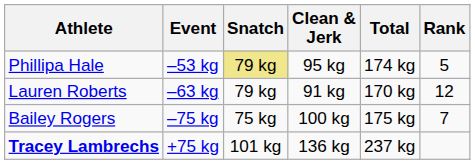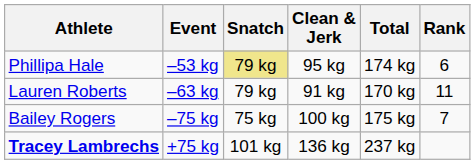(444, 65) 5 -> (444, 65) 6
(444, 92) 12 -> (444, 92) 11
